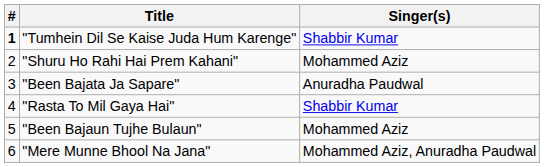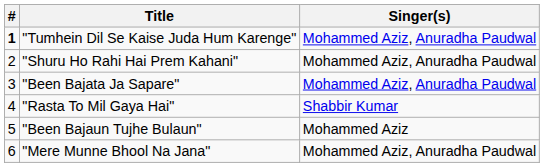(350, 39) Shabbir Kumar -> (420, 39) Mohammed Aziz, Anuradha Paudwal
(356, 61) Mohammed Aziz -> (420, 61) Mohammed Aziz, Anuradha Paudwal
(363, 84) Anuradha Paudwal -> (420, 84) Mohammed Aziz, Anuradha Paudwal
